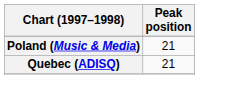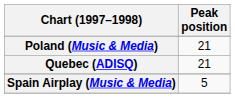+ row: (91, 83)
